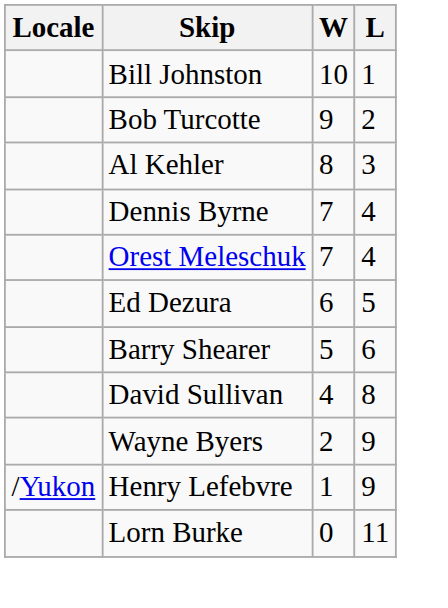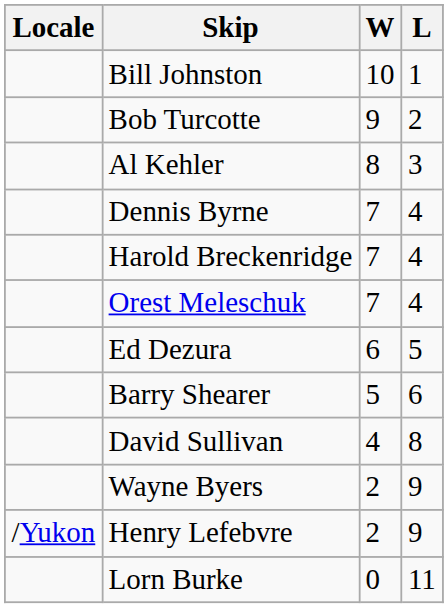+ row: (230, 257)
(326, 486) 1 -> (373, 532) 2
